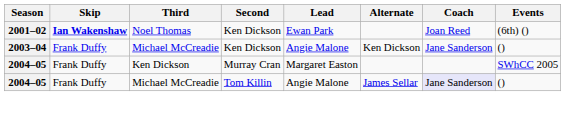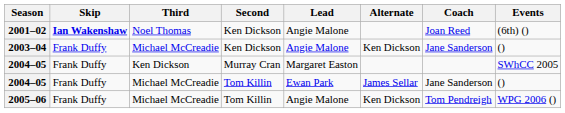(310, 30) Ewan Park -> (317, 30) Angie Malone
(317, 82) Angie Malone -> (310, 82) Ewan Park
(459, 82) lavender background -> (459, 82) no background
+ row: (27, 99)
